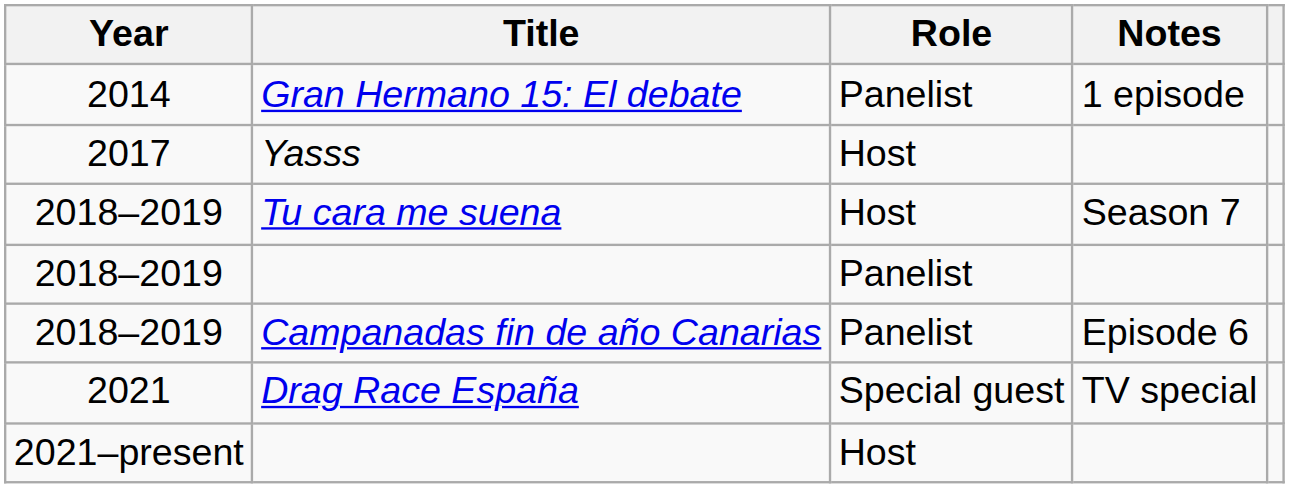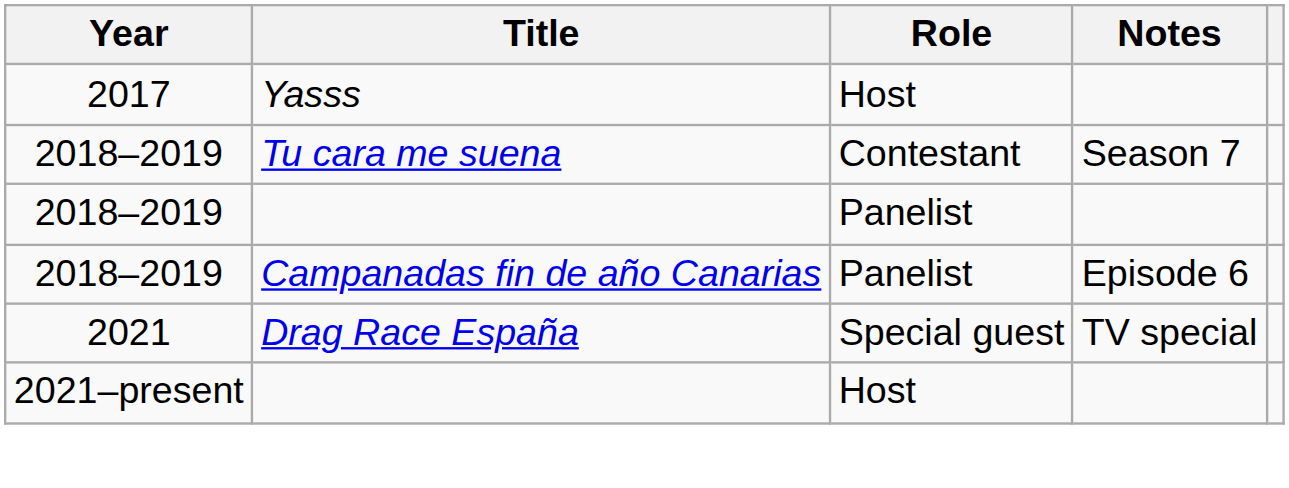- row: (129, 93)
(877, 213) Host -> (930, 153) Contestant
